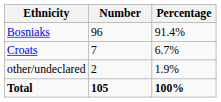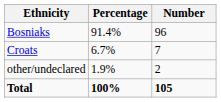columns swapped: (120, 13) <-> (184, 13)
